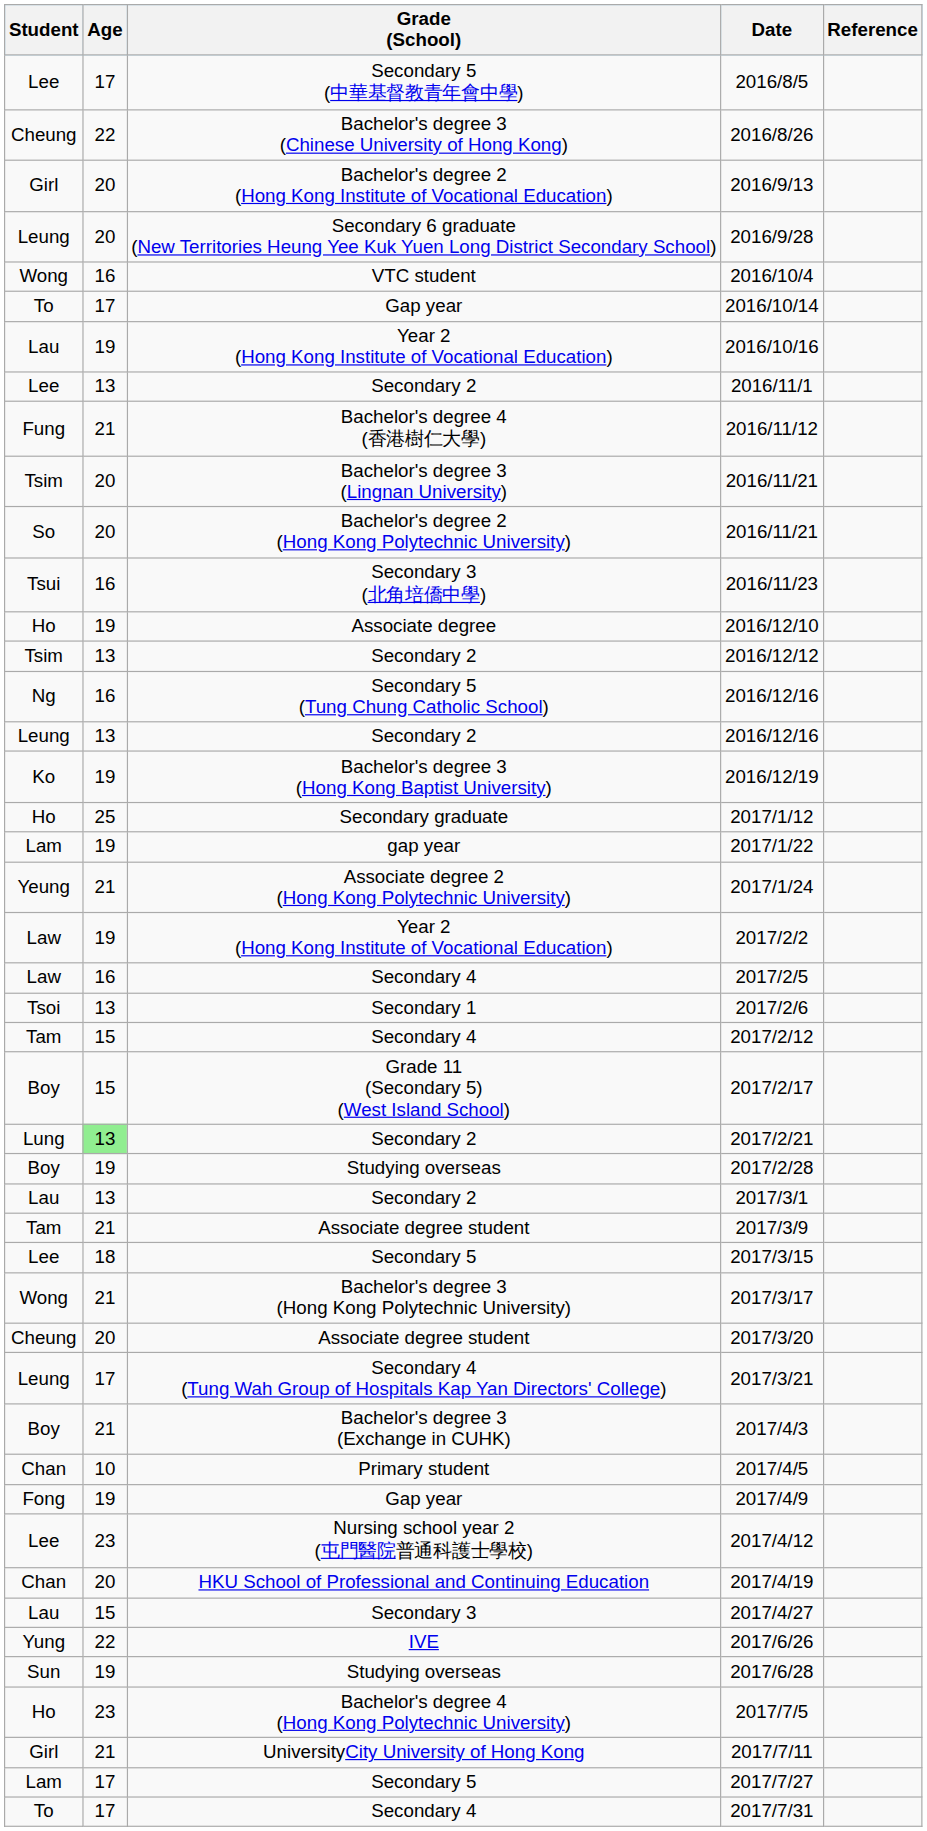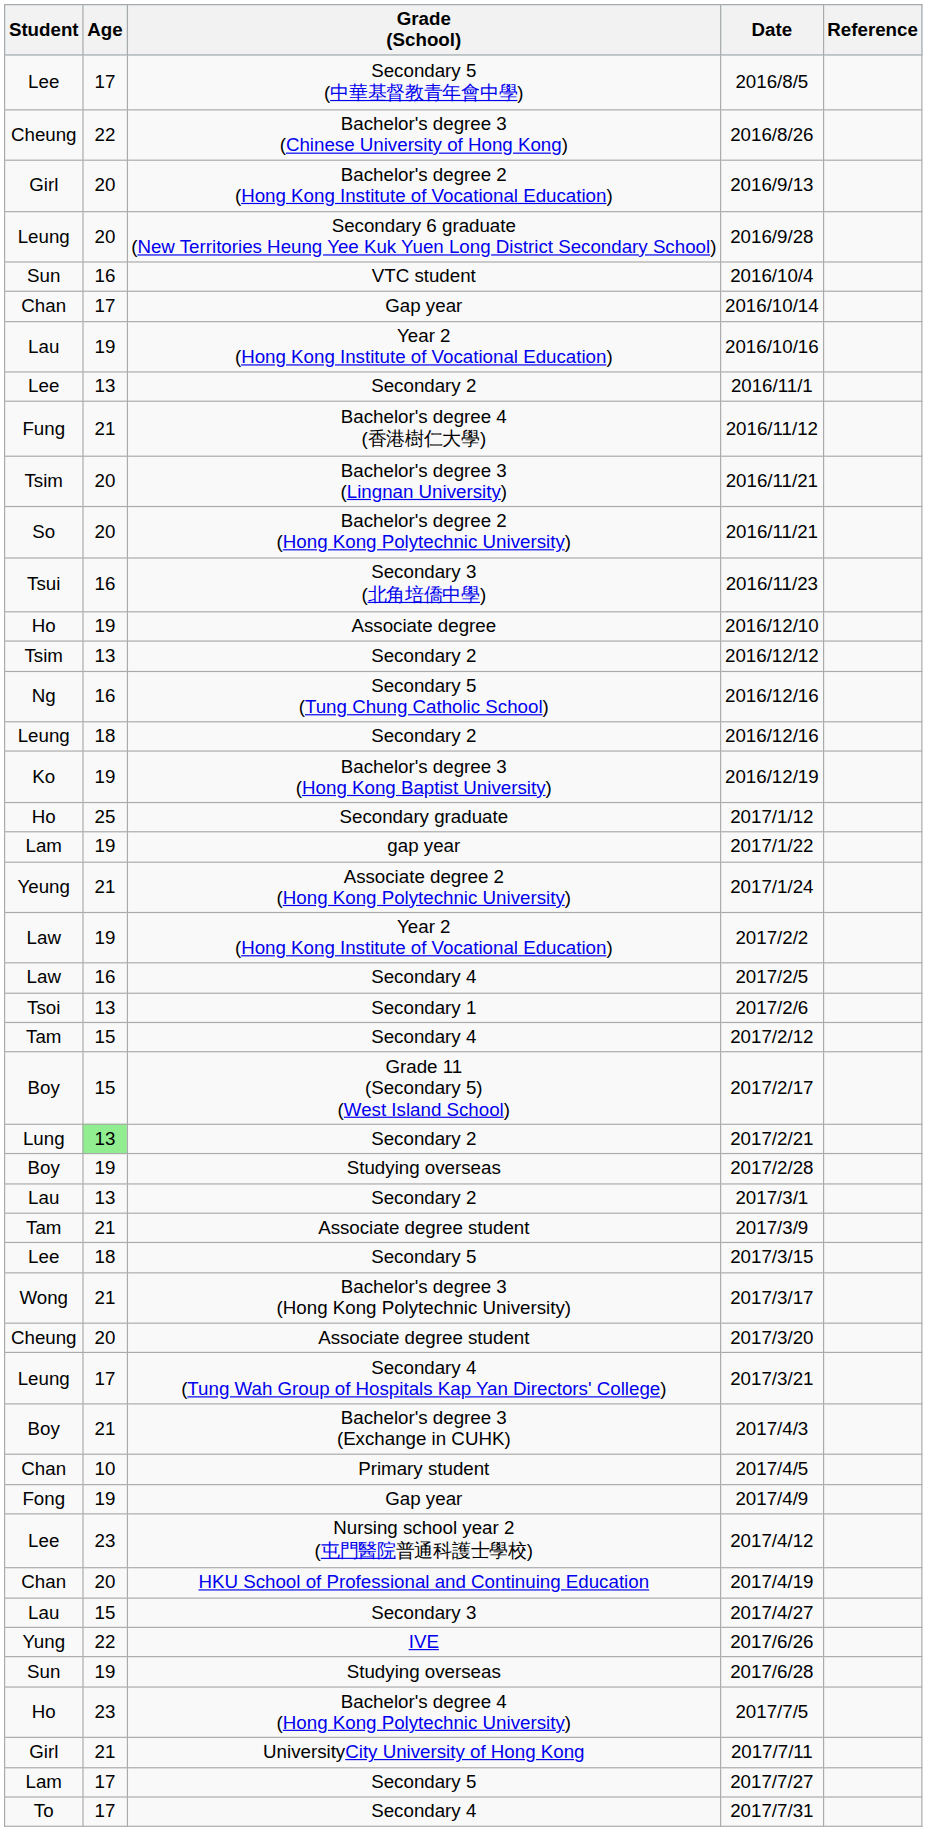(44, 276) Wong -> (44, 276) Sun
(44, 306) To -> (44, 306) Chan
(105, 736) 13 -> (105, 736) 18
